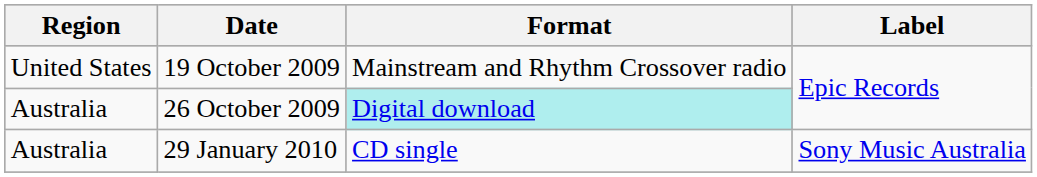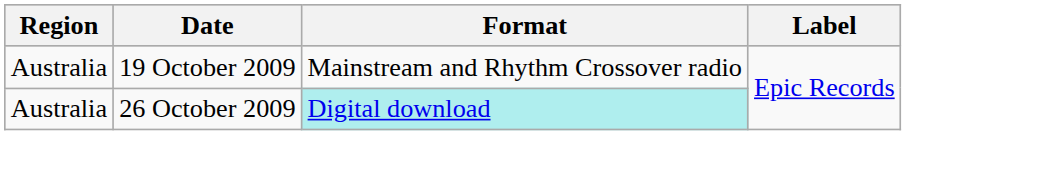(81, 66) United States -> (59, 66) Australia
- row: (250, 150)
